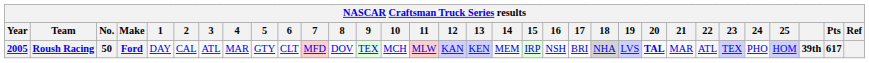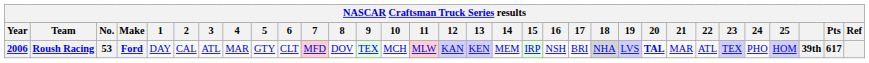(17, 49) 2005 -> (17, 49) 2006
(107, 49) 50 -> (107, 49) 53
